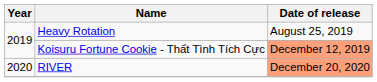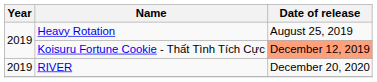(20, 67) 2020 -> (20, 67) 2019
(320, 67) lightsalmon background -> (320, 67) no background
